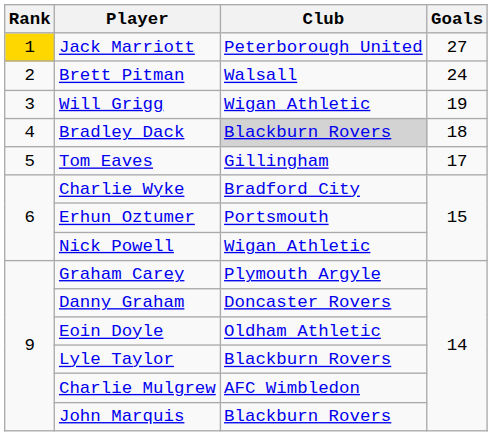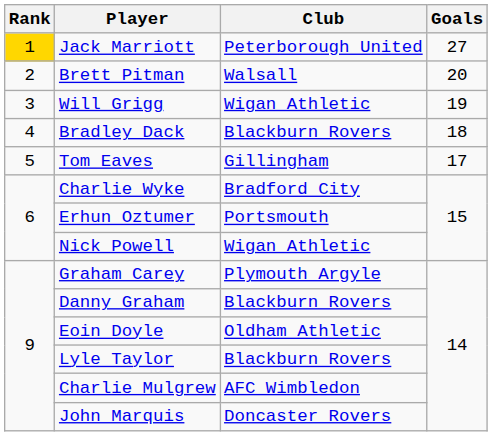(457, 76) 24 -> (457, 76) 20
(308, 132) lightgrey background -> (308, 132) no background
(308, 303) Doncaster Rovers -> (308, 303) Blackburn Rovers
(308, 416) Blackburn Rovers -> (308, 416) Doncaster Rovers
